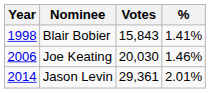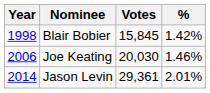(139, 35) 15,843 -> (139, 35) 15,845
(184, 35) 1.41% -> (184, 35) 1.42%
